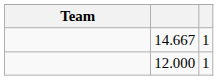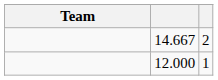(206, 39) 1 -> (206, 39) 2
